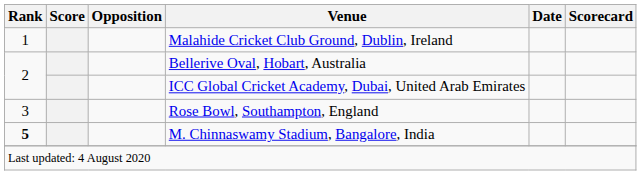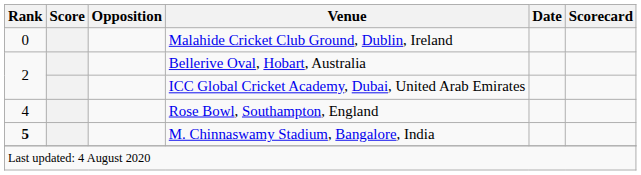(25, 39) 1 -> (25, 39) 0
(25, 110) 3 -> (25, 110) 4
